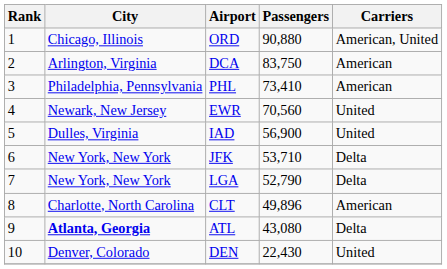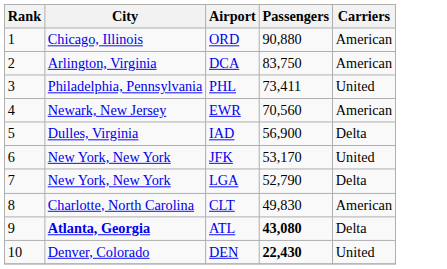(387, 40) American, United -> (364, 40) American
(282, 87) 73,410 -> (282, 87) 73,411
(364, 87) American -> (355, 87) United
(355, 110) United -> (364, 110) American
(355, 134) United -> (351, 134) Delta
(282, 157) 53,710 -> (282, 157) 53,170
(351, 157) Delta -> (355, 157) United
(282, 204) 49,896 -> (282, 204) 49,830
(282, 228) normal -> (282, 228) bold
(282, 252) normal -> (282, 252) bold
